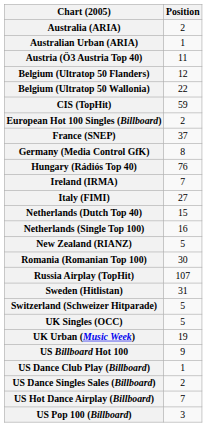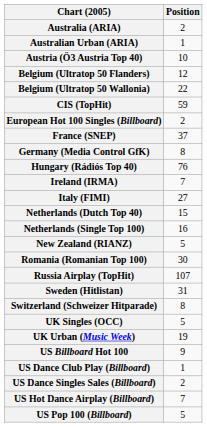(183, 58) 11 -> (183, 58) 10
(183, 306) 5 -> (183, 306) 8
(183, 414) 3 -> (183, 414) 5
